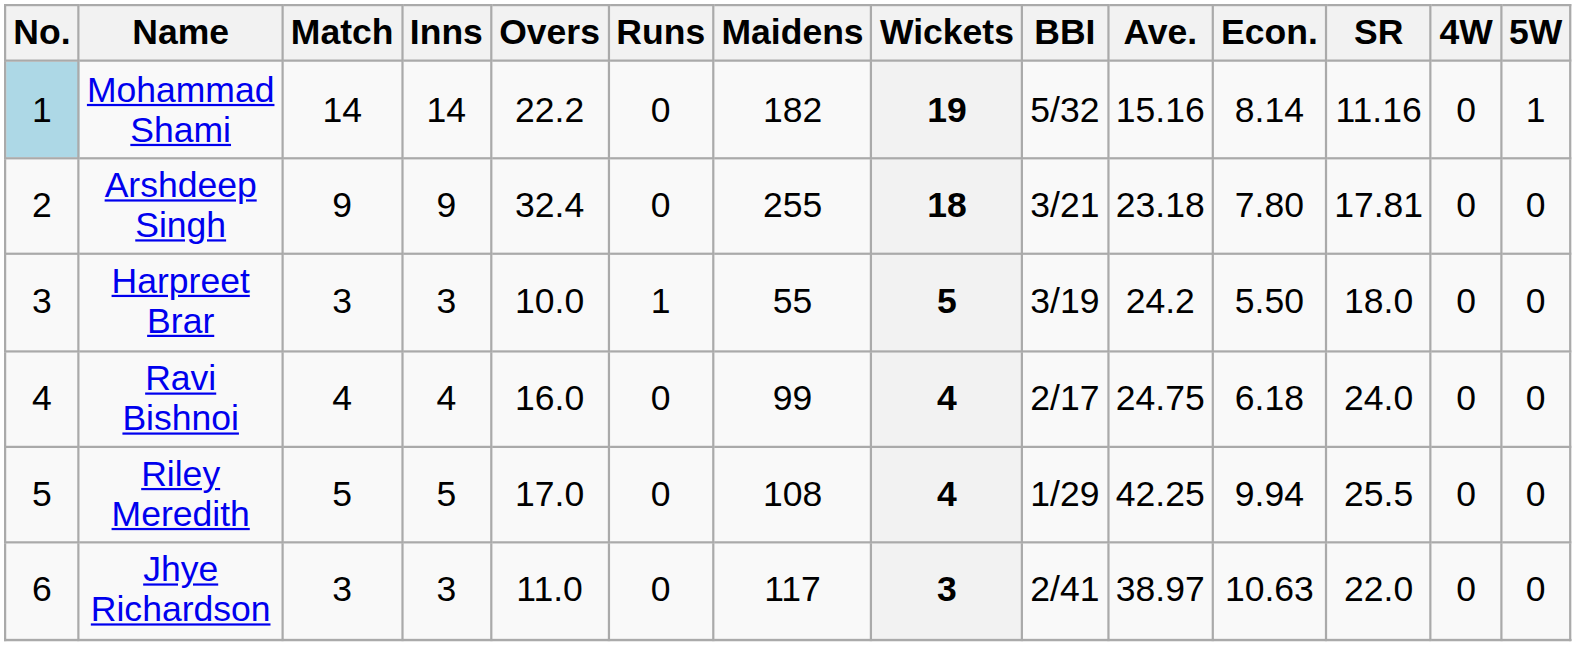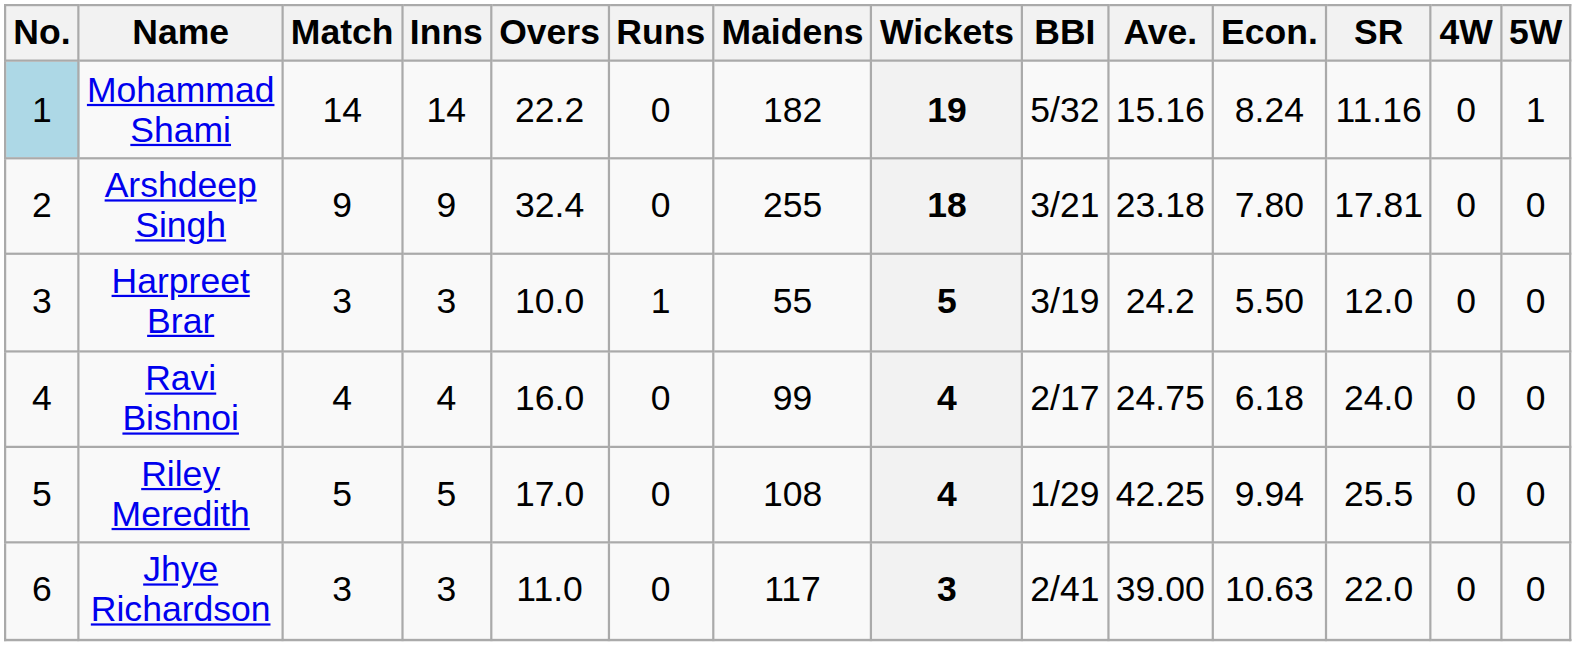(1269, 108) 8.14 -> (1269, 108) 8.24
(1379, 301) 18.0 -> (1379, 301) 12.0
(1160, 590) 38.97 -> (1160, 590) 39.00
